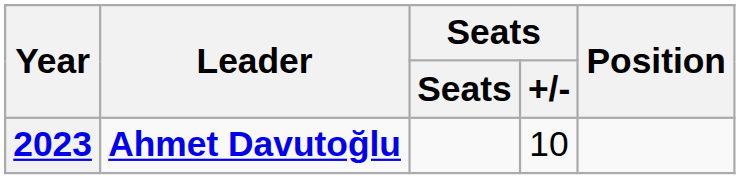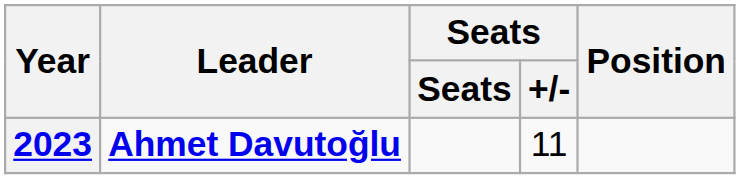(549, 144) 10 -> (549, 144) 11
